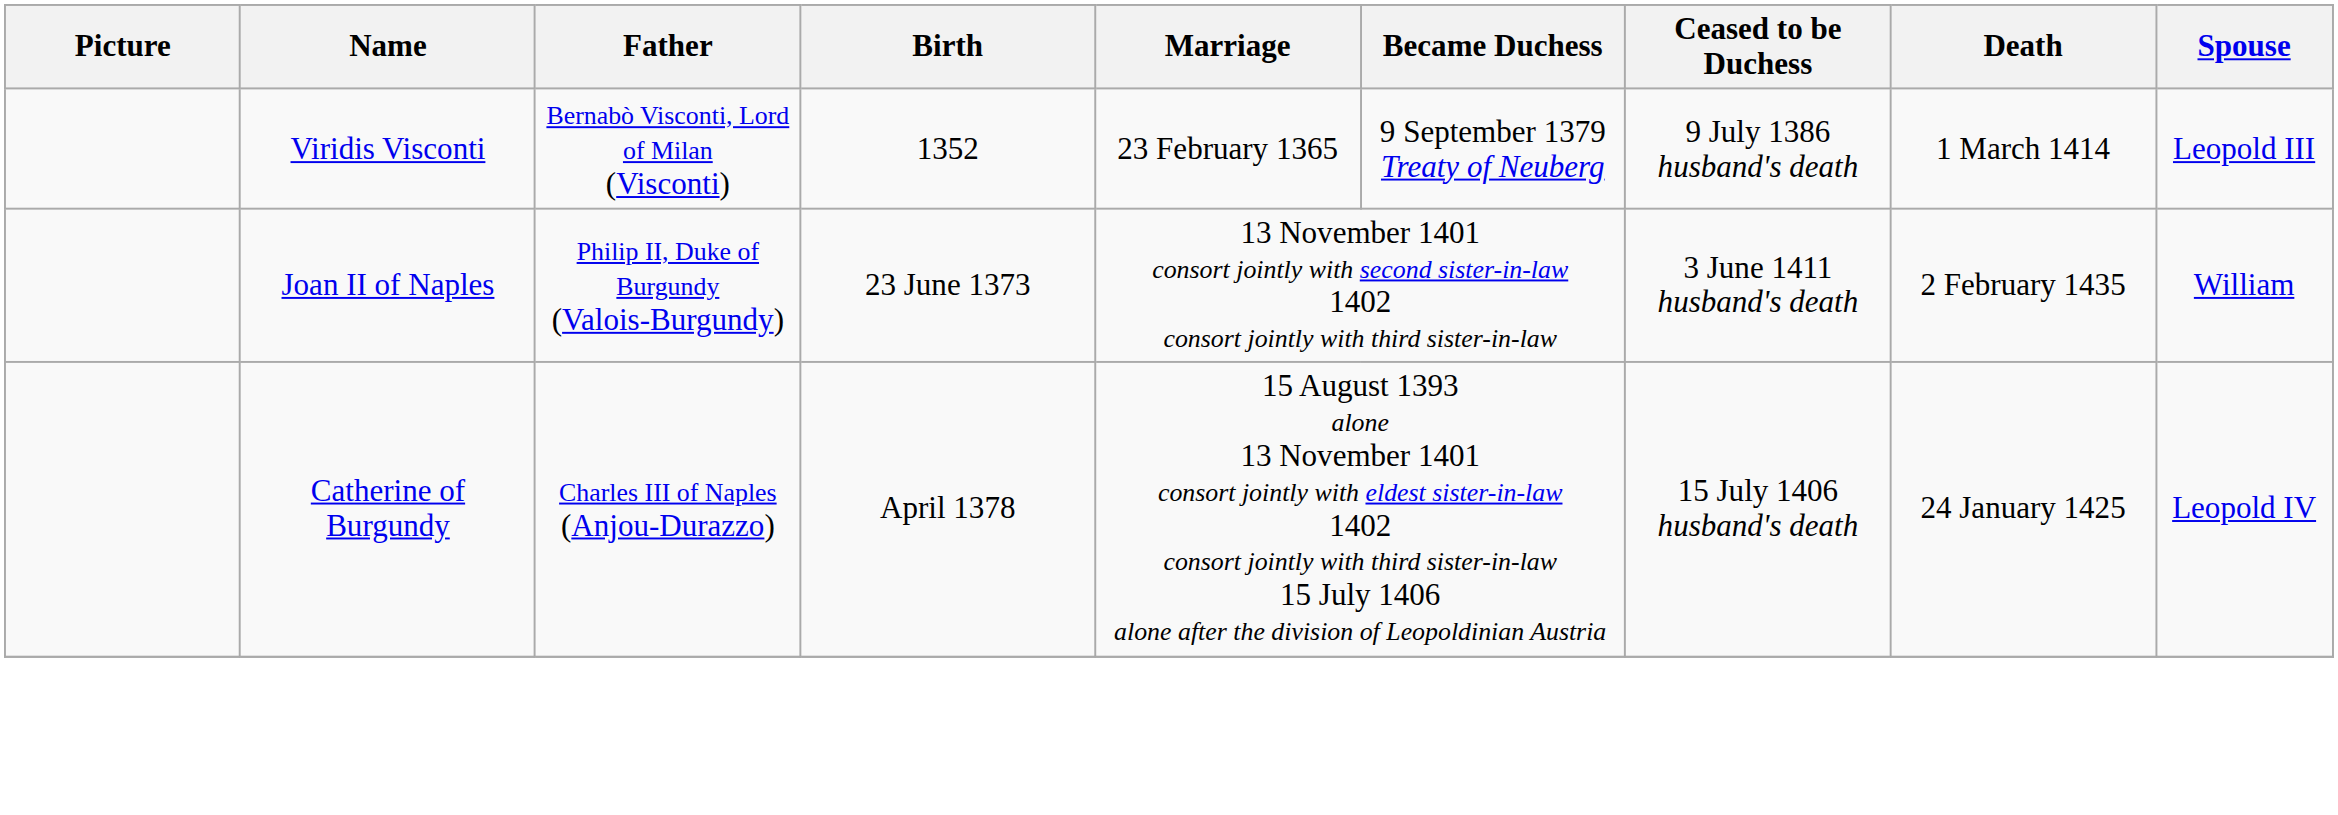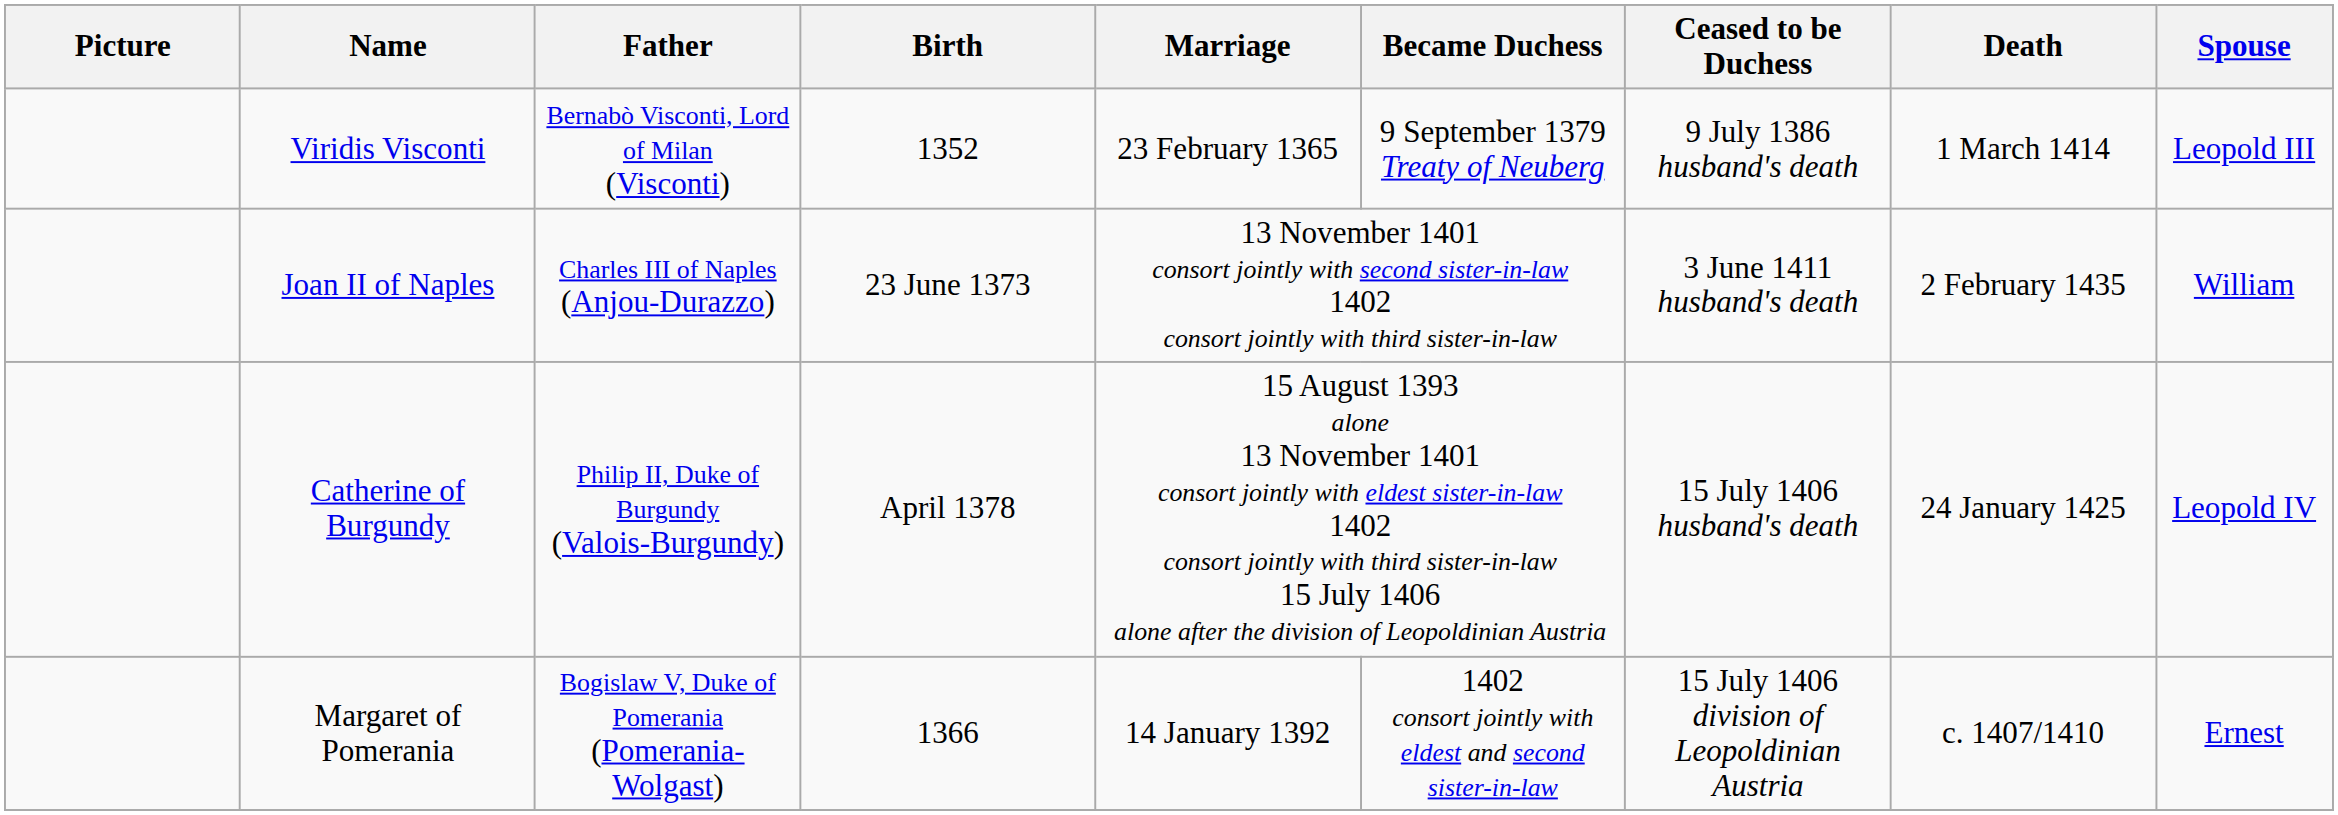(668, 286) Philip II, Duke of Burgundy (Valois-Burgundy) -> (668, 286) Charles III of Naples (Anjou-Durazzo)
(668, 510) Charles III of Naples (Anjou-Durazzo) -> (668, 510) Philip II, Duke of Burgundy (Valois-Burgundy)
+ row: (388, 732)
